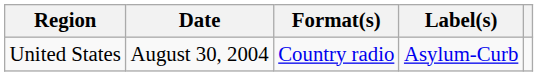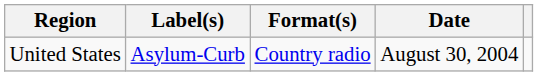columns swapped: (200, 20) <-> (461, 20)
